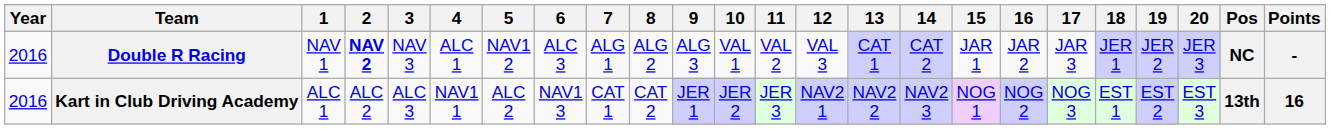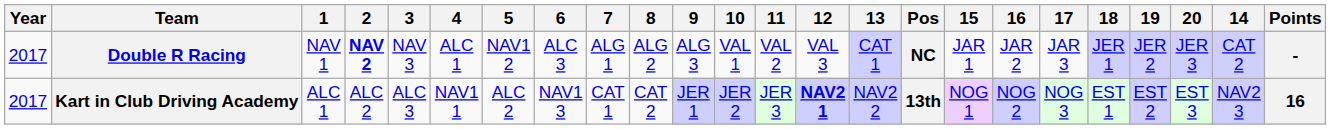columns swapped: (926, 18) <-> (1242, 18)
(28, 55) 2016 -> (28, 55) 2017
(28, 101) 2016 -> (28, 101) 2017
(822, 101) normal -> (823, 101) bold
